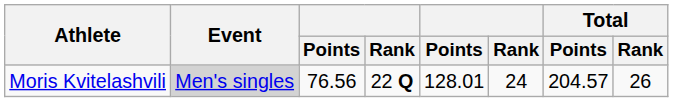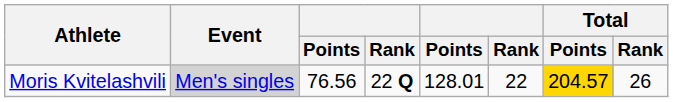(516, 81) 24 -> (516, 81) 22
(578, 81) no background -> (578, 81) gold background
